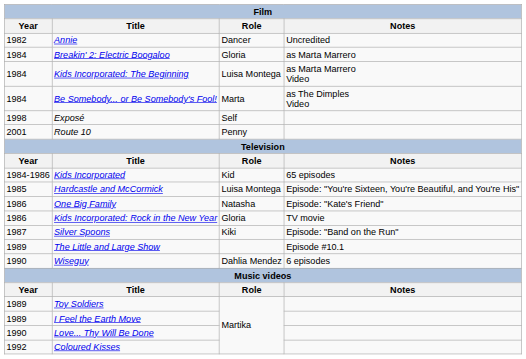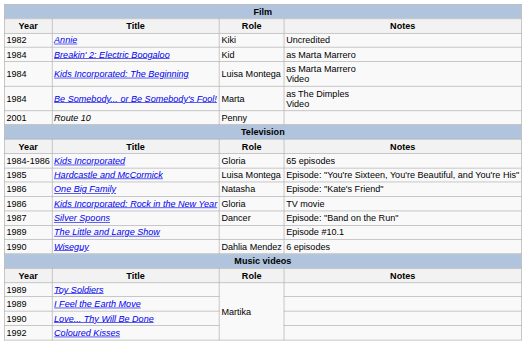(236, 41) Dancer -> (229, 41) Kiki
(234, 55) Gloria -> (228, 55) Kid
- row: (69, 118)
(228, 175) Kid -> (234, 161) Gloria
(229, 233) Kiki -> (236, 218) Dancer
